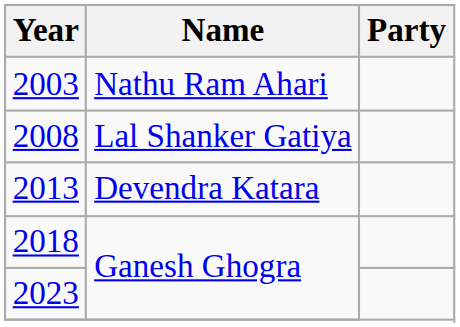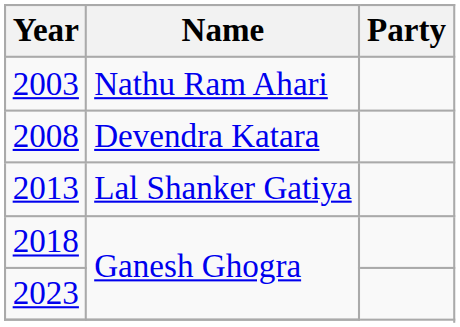(223, 135) Lal Shanker Gatiya -> (207, 135) Devendra Katara
(207, 188) Devendra Katara -> (223, 188) Lal Shanker Gatiya
